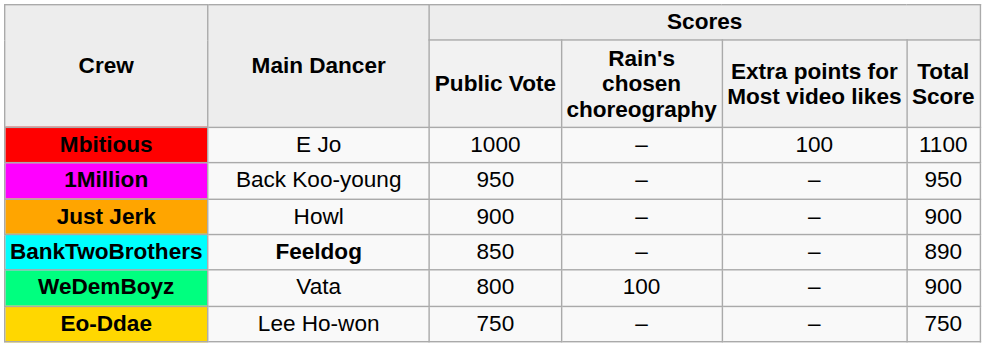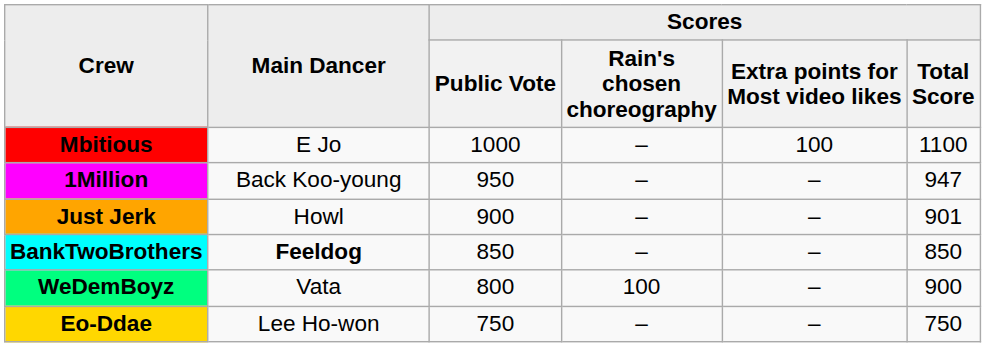(943, 180) 950 -> (943, 180) 947
(943, 216) 900 -> (943, 216) 901
(943, 252) 890 -> (943, 252) 850
